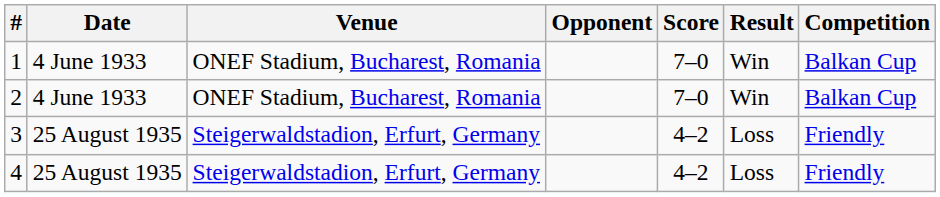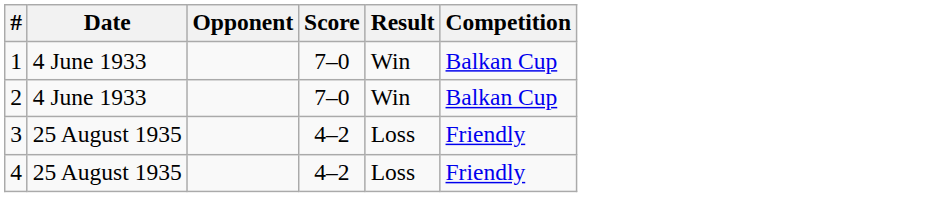- column: (367, 23)
